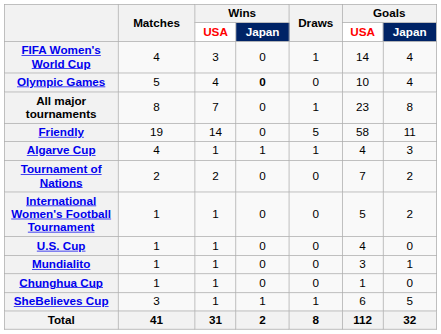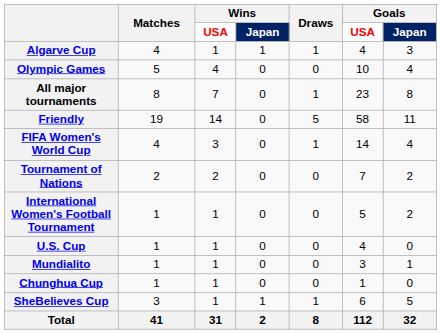rows swapped: (61, 57) <-> (61, 151)
(263, 82) bold -> (263, 69) normal
